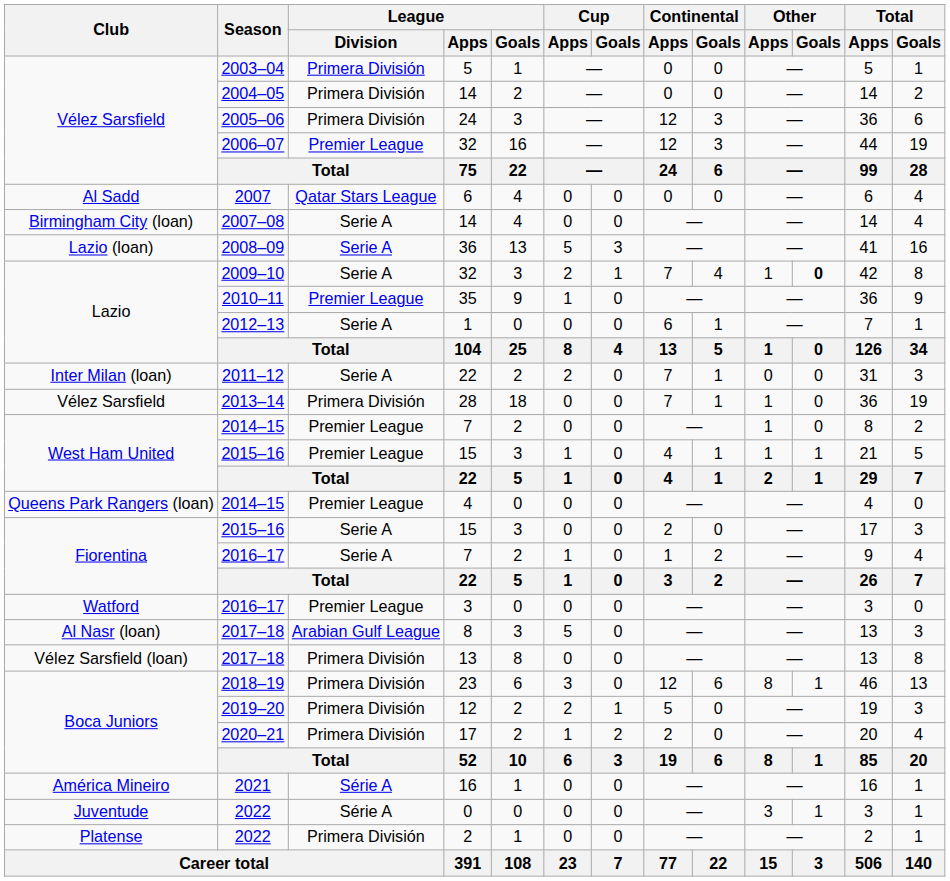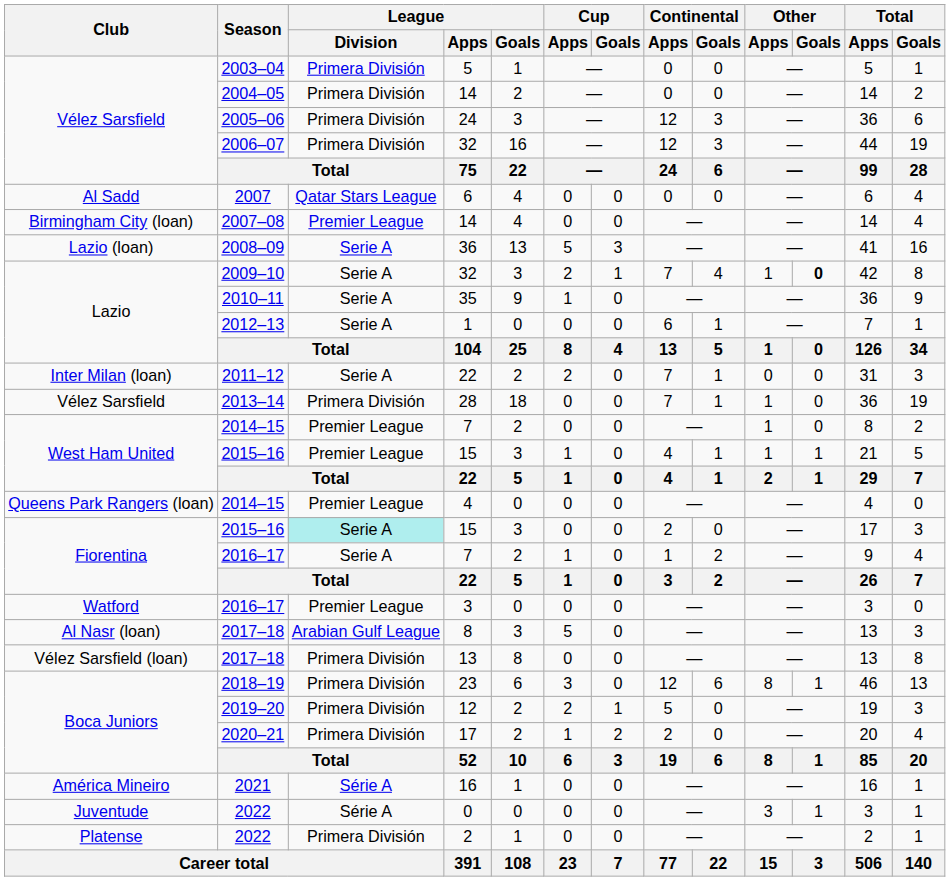(366, 145) Premier League -> (366, 145) Primera División
(366, 222) Serie A -> (366, 222) Premier League
(366, 299) Premier League -> (366, 299) Serie A
(366, 529) no background -> (366, 529) paleturquoise background
